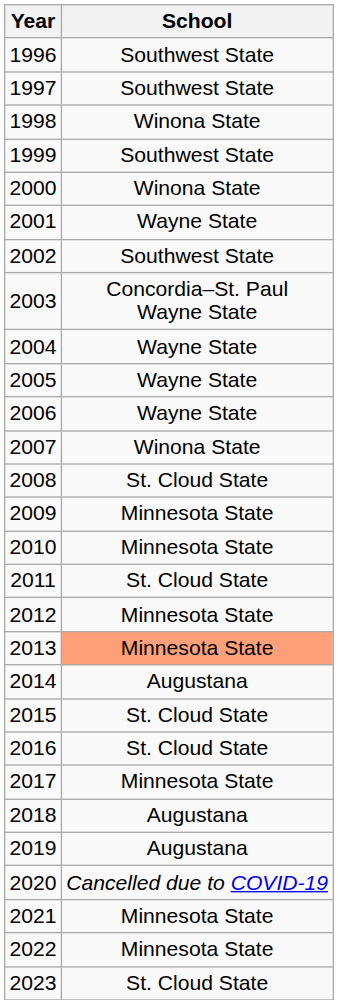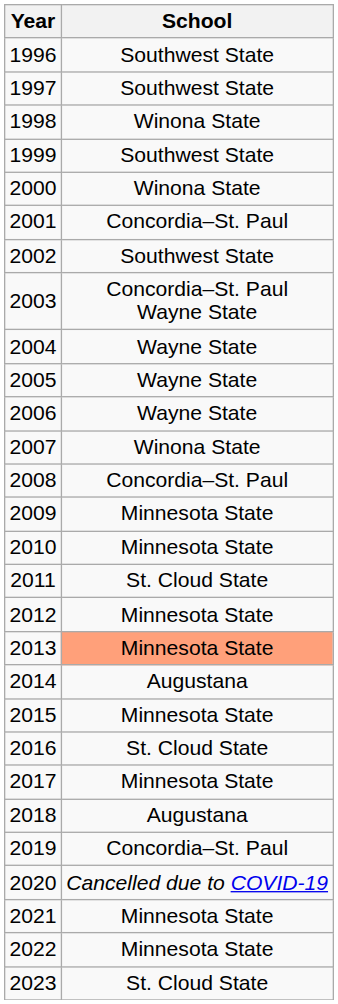(197, 222) Wayne State -> (197, 222) Concordia–St. Paul
(197, 480) St. Cloud State -> (197, 480) Concordia–St. Paul
(197, 714) St. Cloud State -> (197, 714) Minnesota State
(197, 848) Augustana -> (197, 848) Concordia–St. Paul
